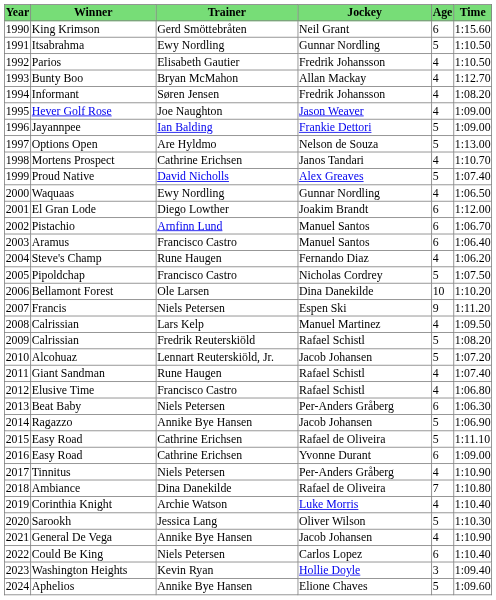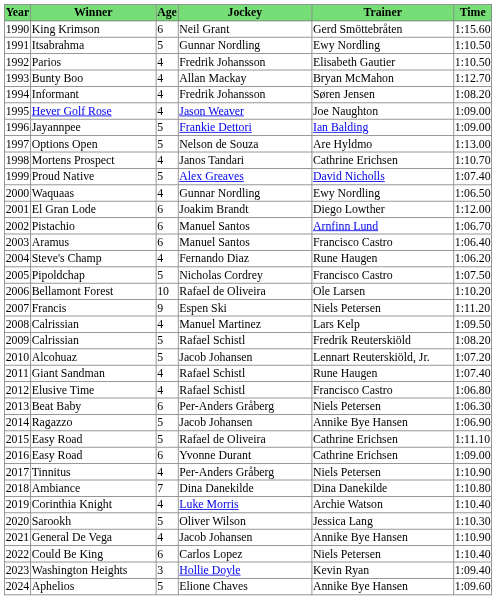columns swapped: (443, 12) <-> (227, 12)
(336, 291) Dina Danekilde -> (223, 291) Rafael de Oliveira
(342, 488) Rafael de Oliveira -> (216, 488) Dina Danekilde
